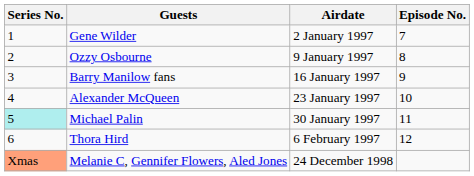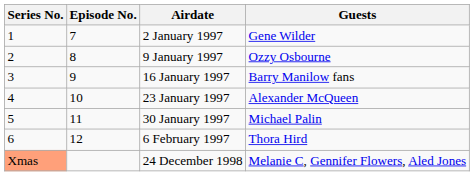columns swapped: (433, 14) <-> (178, 14)
(11, 118) paleturquoise background -> (11, 118) no background
